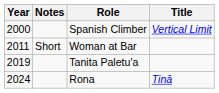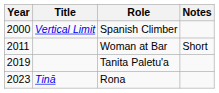columns swapped: (182, 12) <-> (50, 12)
(19, 79) 2024 -> (19, 79) 2023
